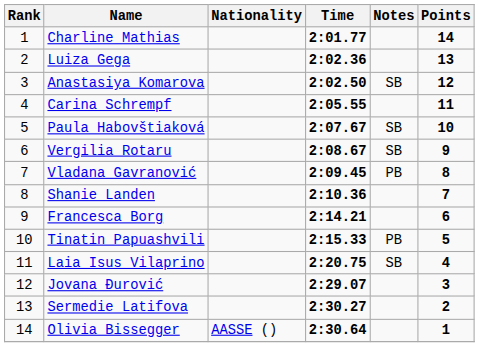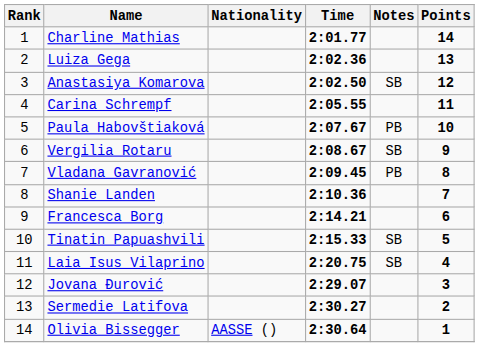(394, 128) SB -> (394, 128) PB
(394, 240) PB -> (394, 240) SB
